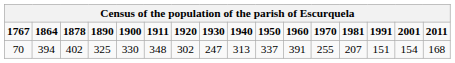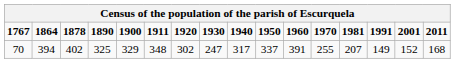(130, 49) 330 -> (130, 49) 329
(241, 49) 313 -> (241, 49) 317
(381, 49) 151 -> (381, 49) 149
(409, 49) 154 -> (409, 49) 152
